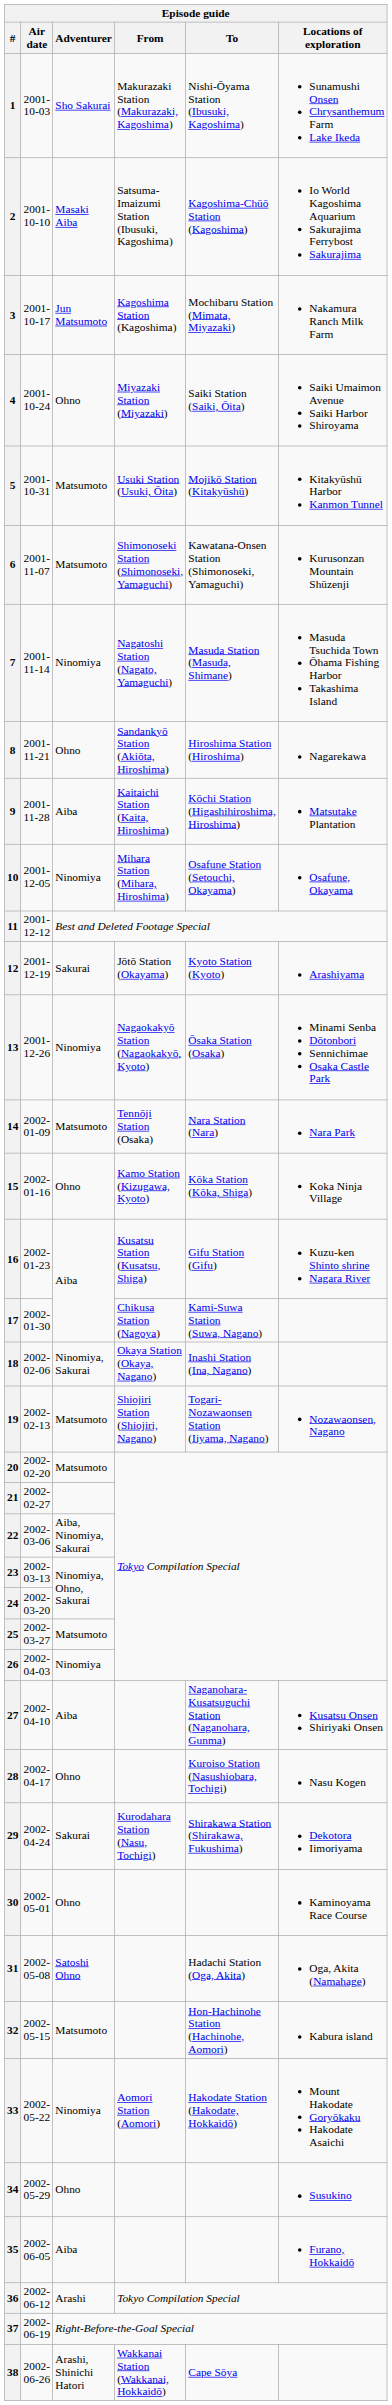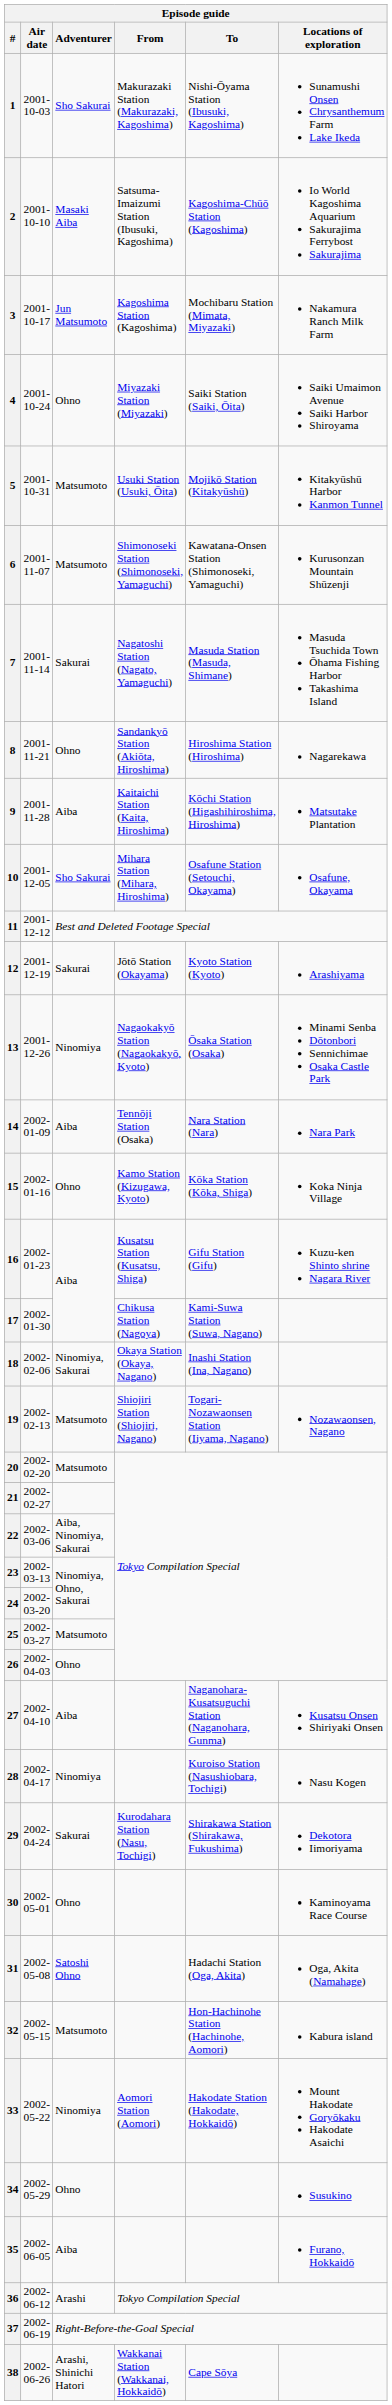(78, 663) Ninomiya -> (73, 663) Sakurai
(78, 877) Ninomiya -> (83, 877) Sho Sakurai
(81, 1126) Matsumoto -> (66, 1126) Aiba
(78, 1665) Ninomiya -> (68, 1665) Ohno
(68, 1776) Ohno -> (78, 1776) Ninomiya
